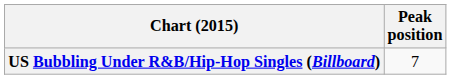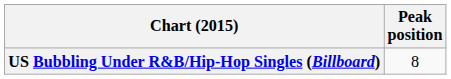(415, 61) 7 -> (415, 61) 8
